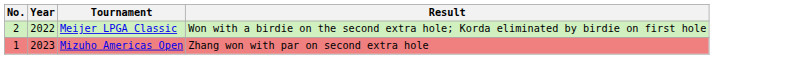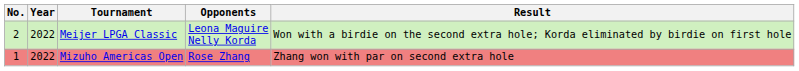+ column: (228, 13)
(43, 46) 2023 -> (43, 58) 2022
